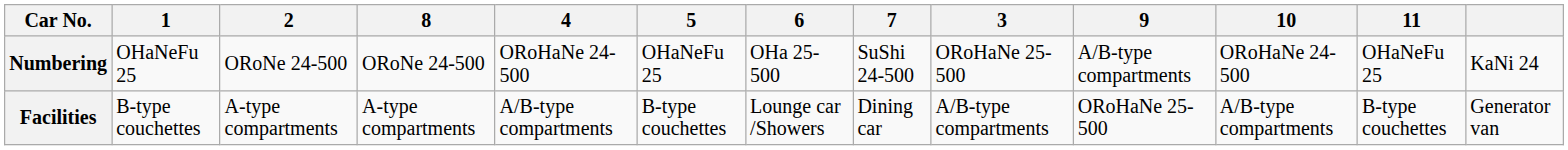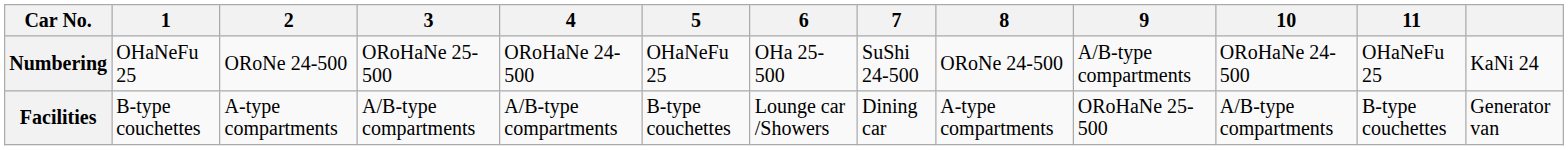columns swapped: (1002, 20) <-> (426, 20)
